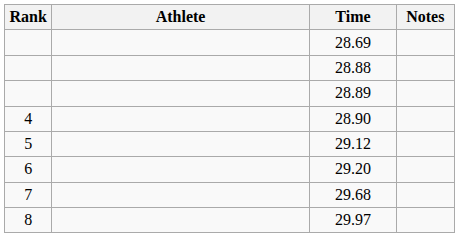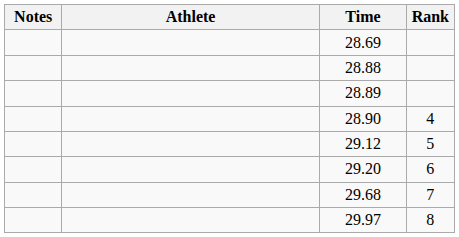columns swapped: (28, 17) <-> (425, 17)
